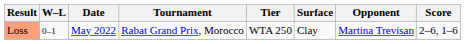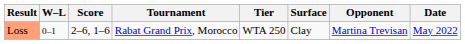columns swapped: (94, 13) <-> (438, 13)
